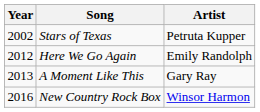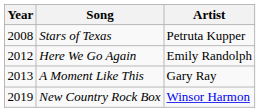(20, 35) 2002 -> (20, 35) 2008
(20, 96) 2016 -> (20, 96) 2019
